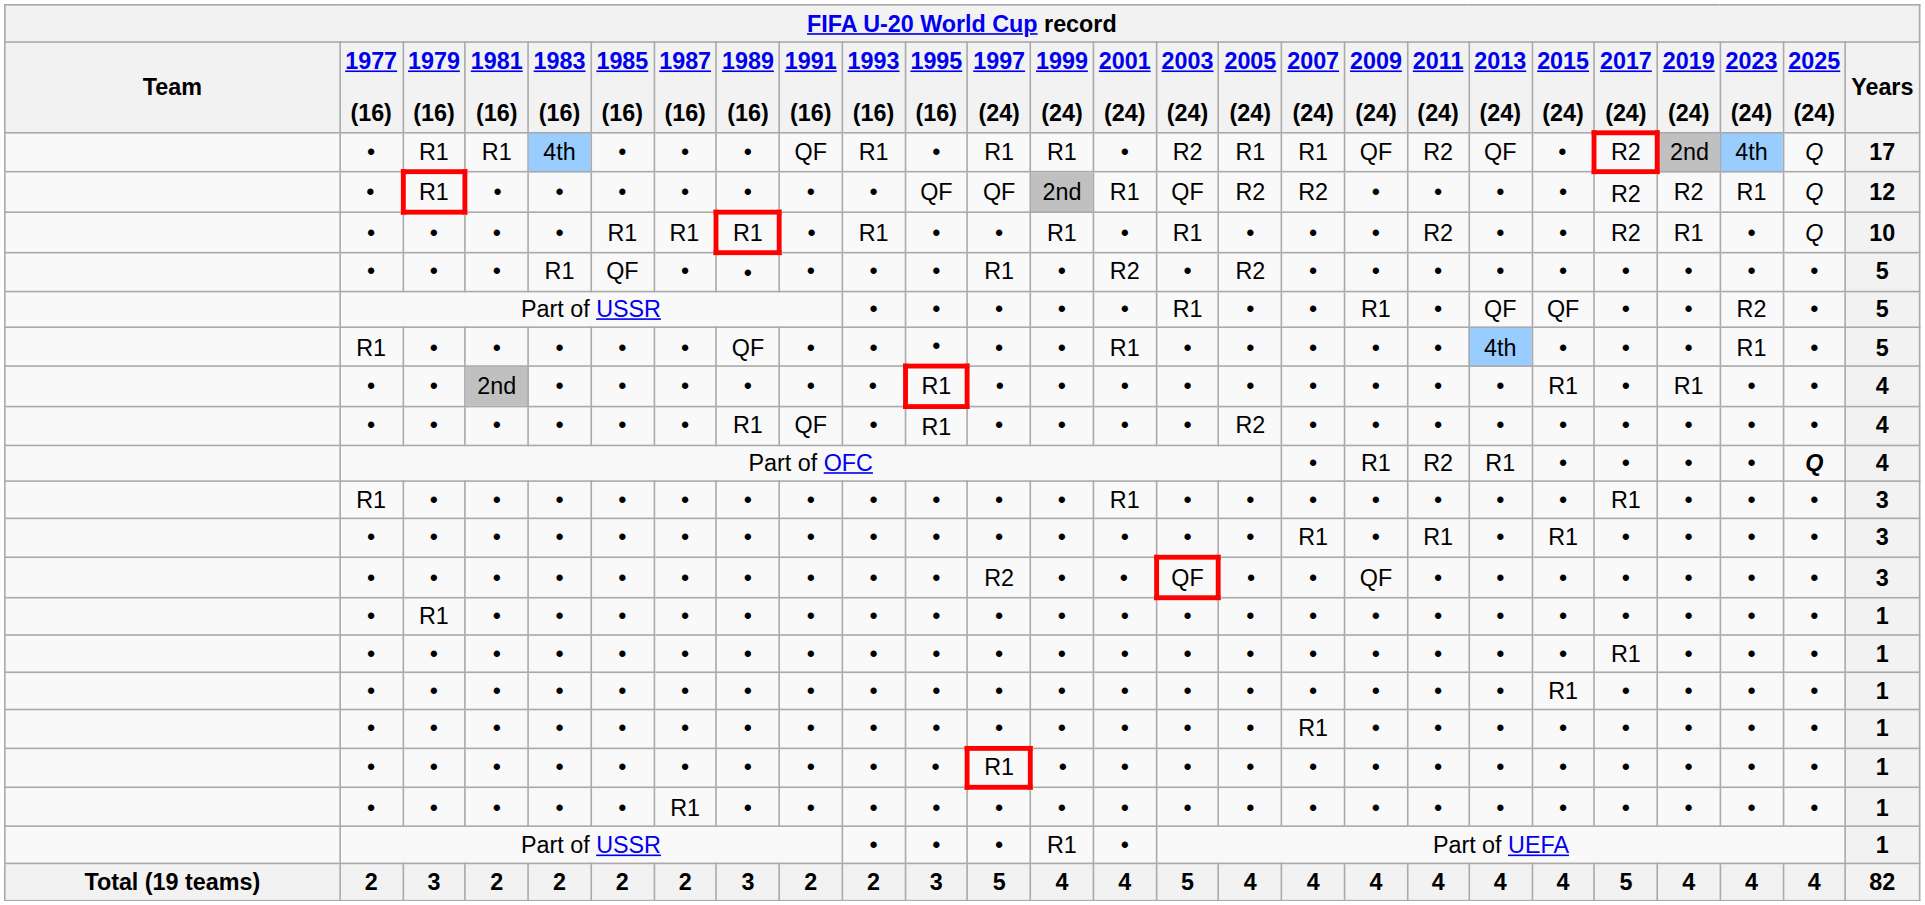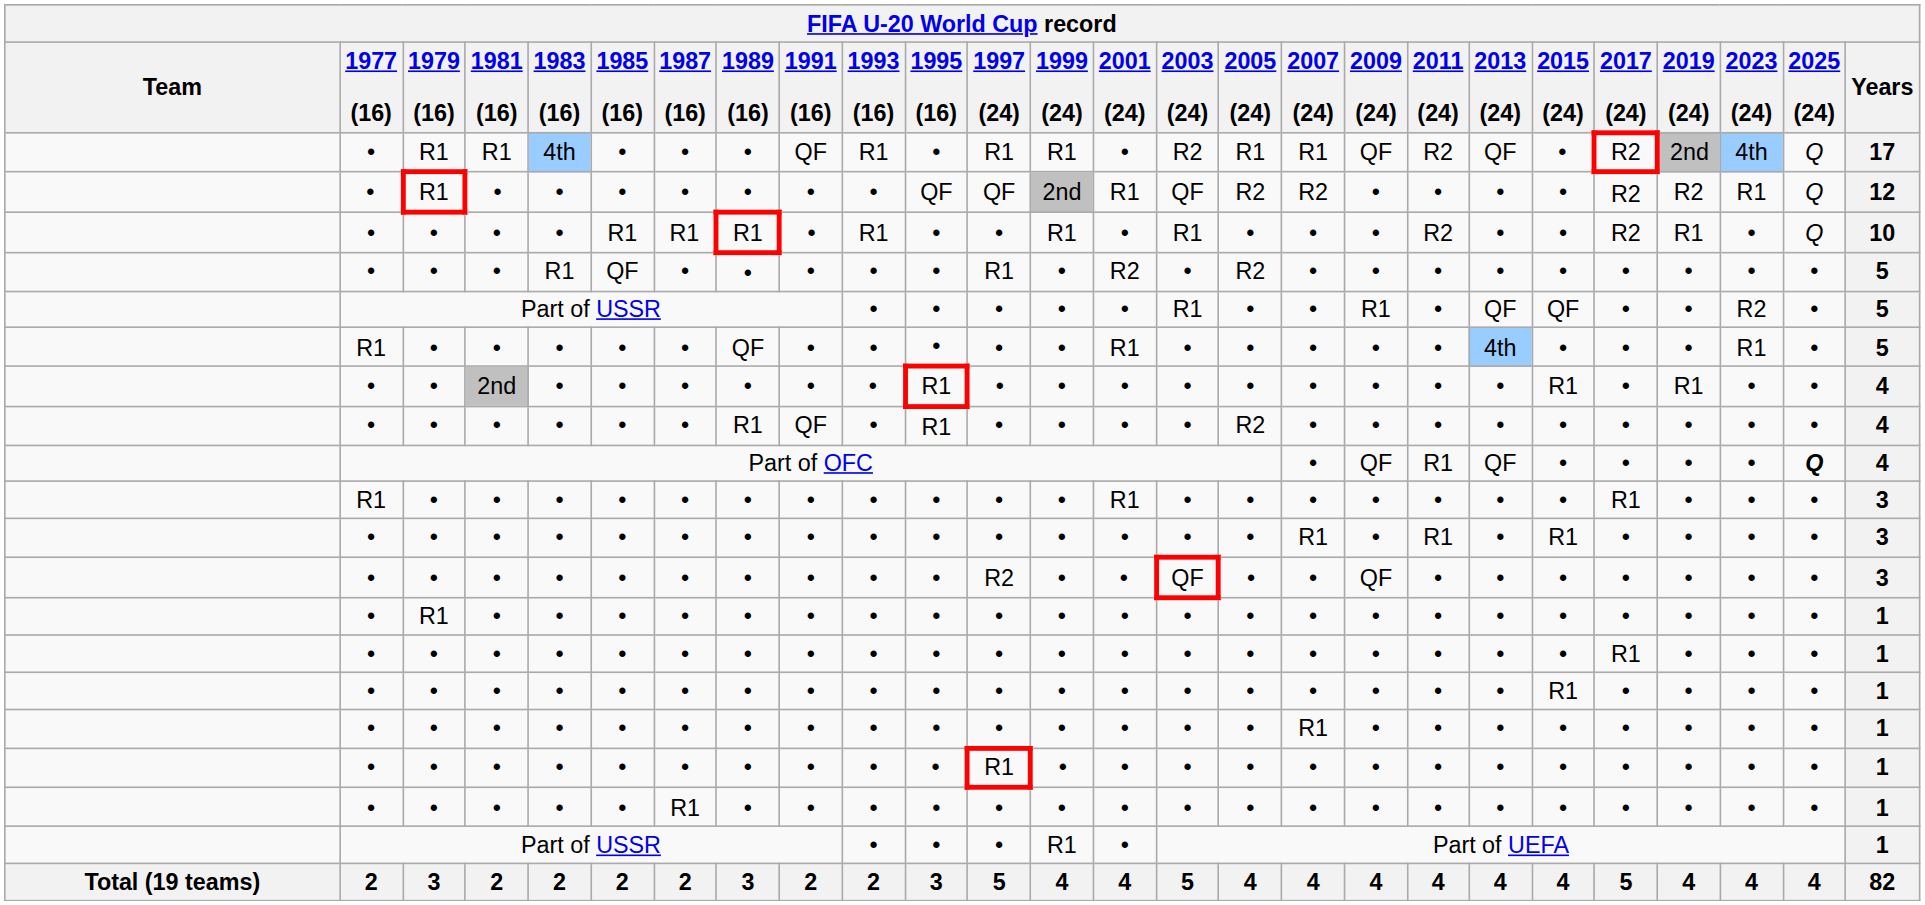(1376, 463) R1 -> (1376, 463) QF
(1438, 463) R2 -> (1438, 463) R1
(1500, 463) R1 -> (1500, 463) QF
